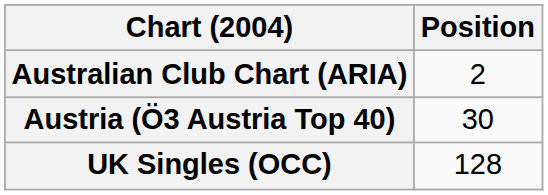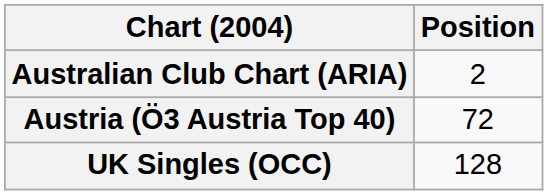(478, 119) 30 -> (478, 119) 72
